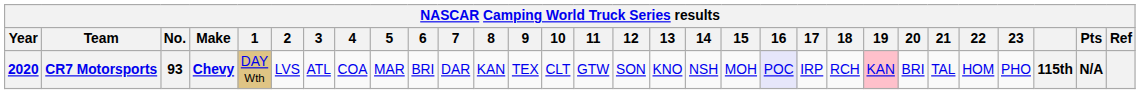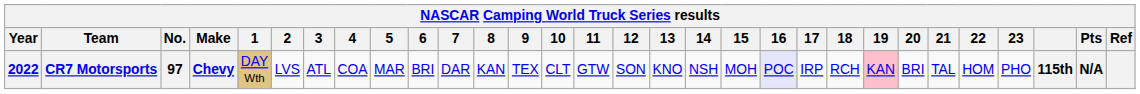(23, 69) 2020 -> (23, 69) 2022
(175, 69) 93 -> (175, 69) 97
